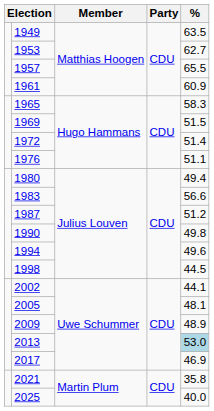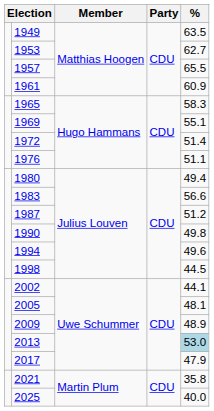(195, 123) 51.5 -> (195, 123) 55.1
(195, 360) 46.9 -> (195, 360) 47.9
